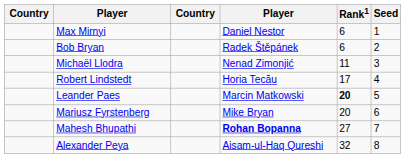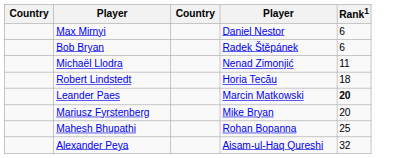- column: (386, 13)
(345, 80) 17 -> (345, 80) 18
(262, 129) bold -> (259, 129) normal
(345, 129) 27 -> (345, 129) 25
